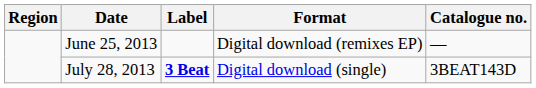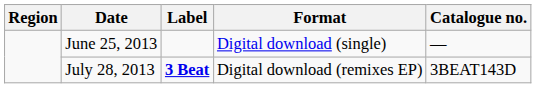(320, 43) Digital download (remixes EP) -> (302, 43) Digital download (single)
(302, 69) Digital download (single) -> (320, 69) Digital download (remixes EP)
